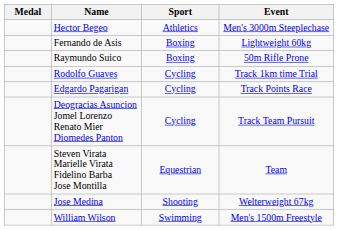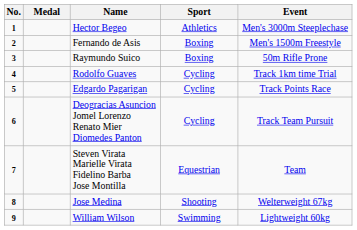+ column: (14, 12)
(276, 43) Lightweight 60kg -> (295, 43) Men's 1500m Freestyle
(276, 217) Men's 1500m Freestyle -> (295, 217) Lightweight 60kg
